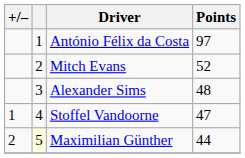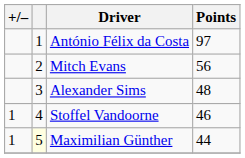(204, 65) 52 -> (204, 65) 56
(204, 115) 47 -> (204, 115) 46
(12, 139) 2 -> (12, 139) 1
